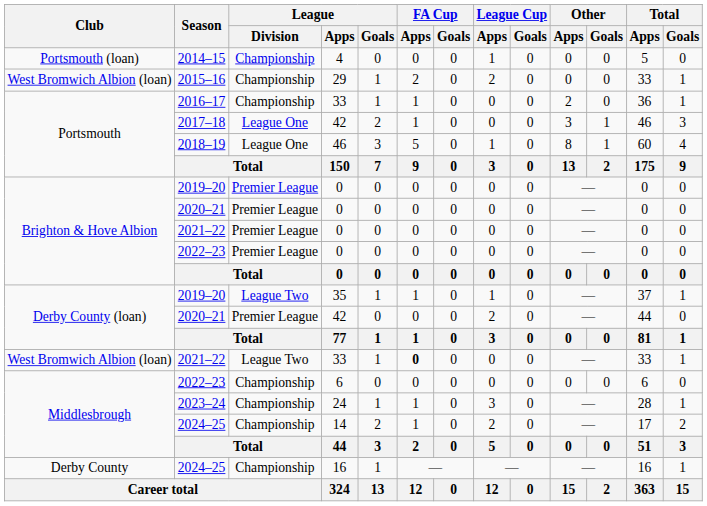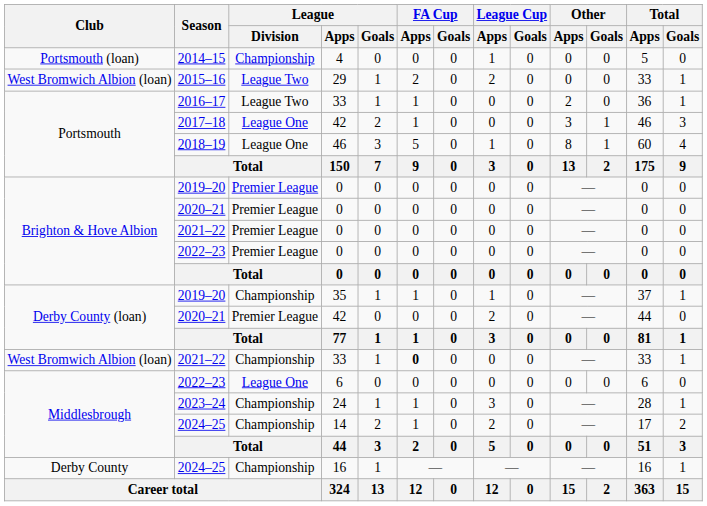(275, 79) Championship -> (275, 79) League Two
(275, 101) Championship -> (275, 101) League Two
(275, 295) League Two -> (275, 295) Championship
(275, 360) League Two -> (275, 360) Championship
(275, 381) Championship -> (275, 381) League One
